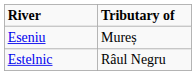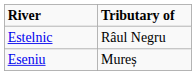rows swapped: (27, 37) <-> (30, 59)
